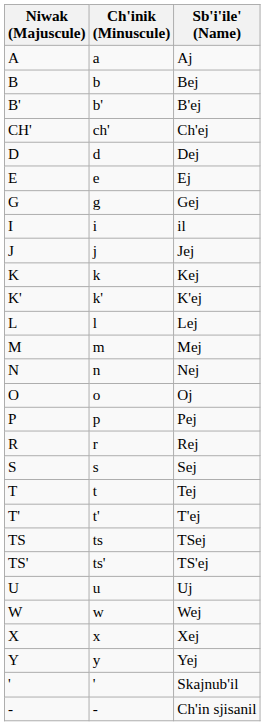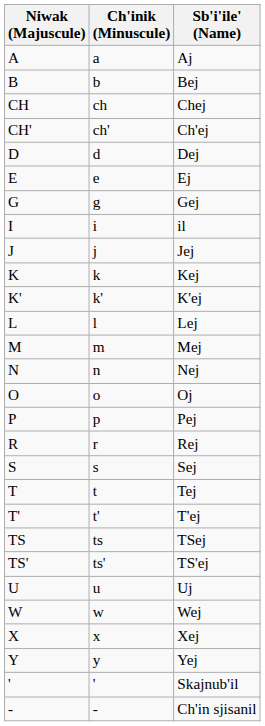- row: (189, 105)
+ row: (192, 105)
